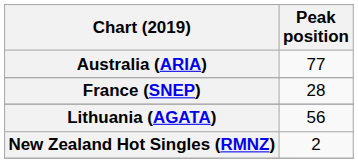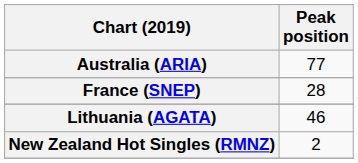(316, 117) 56 -> (316, 117) 46
